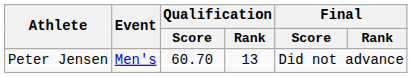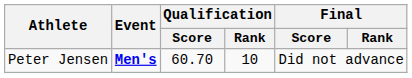(136, 60) normal -> (136, 60) bold
(250, 60) 13 -> (250, 60) 10
